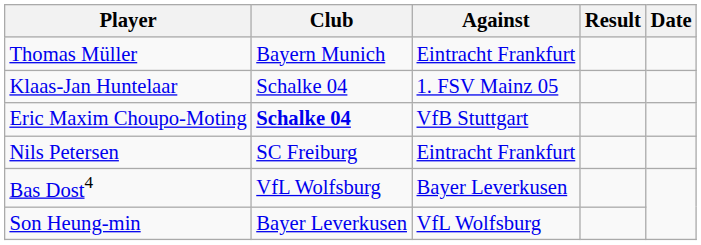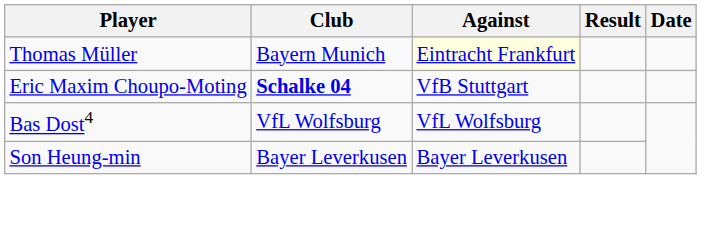(496, 53) no background -> (496, 53) lightyellow background
- row: (93, 86)
- row: (64, 151)
(492, 187) Bayer Leverkusen -> (479, 121) VfL Wolfsburg
(479, 222) VfL Wolfsburg -> (492, 157) Bayer Leverkusen
